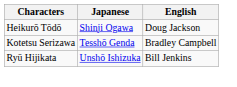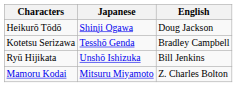+ row: (37, 74)
